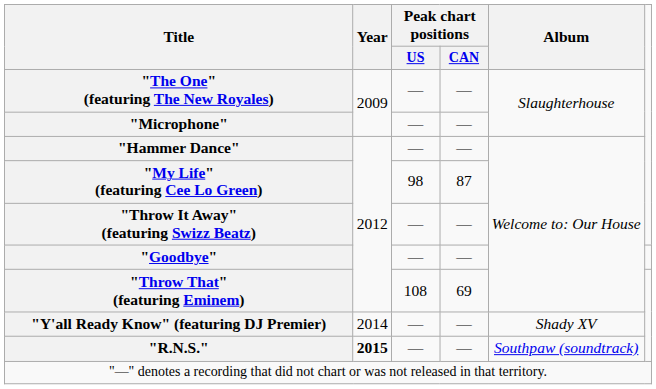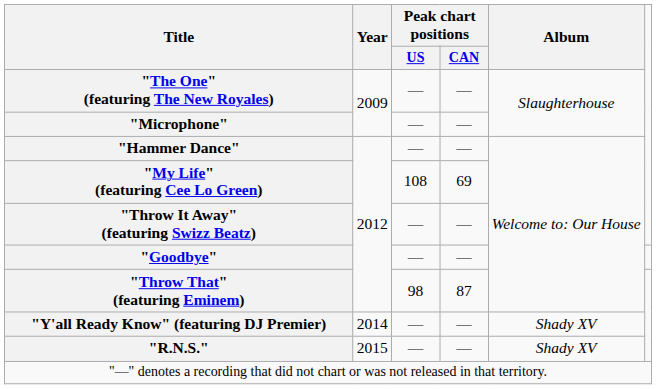(415, 181) 98 -> (415, 181) 108
(464, 181) 87 -> (464, 181) 69
(415, 290) 108 -> (415, 290) 98
(464, 290) 69 -> (464, 290) 87
(372, 348) bold -> (372, 348) normal
(566, 348) Southpaw (soundtrack) -> (566, 348) Shady XV
